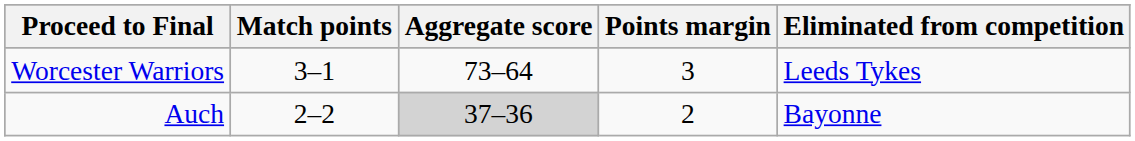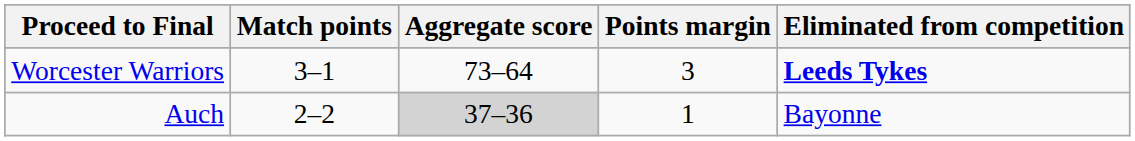(852, 69) normal -> (855, 69) bold
(688, 113) 2 -> (688, 113) 1
